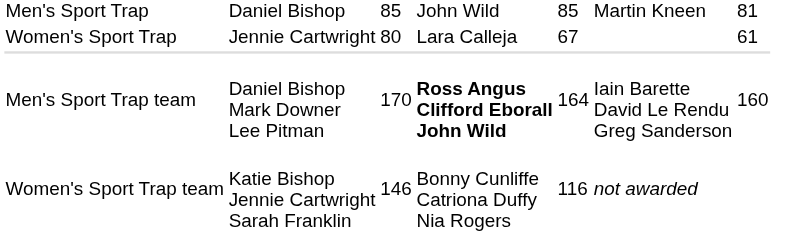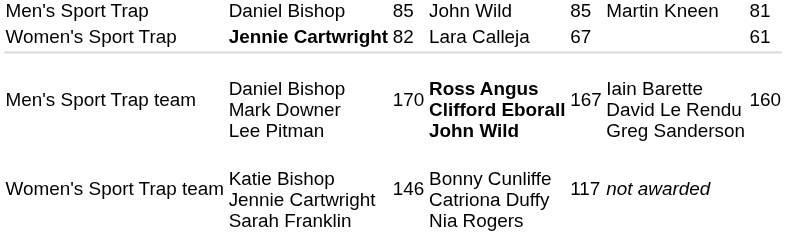(302, 37) normal -> (308, 37) bold
(391, 37) 80 -> (403, 37) 82
(573, 99) 164 -> (586, 99) 167
(573, 189) 116 -> (585, 189) 117
